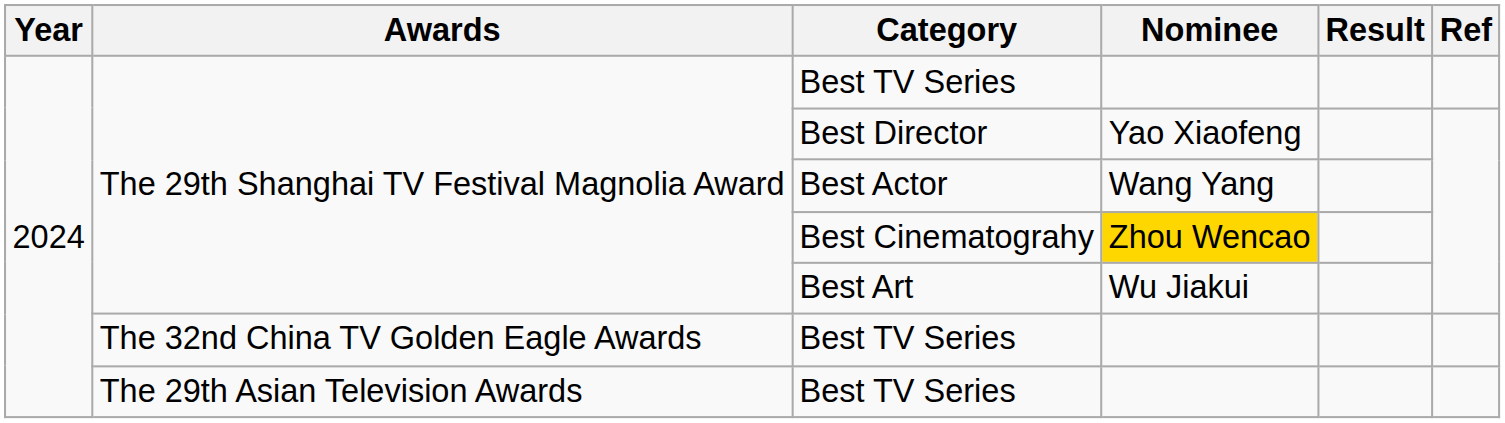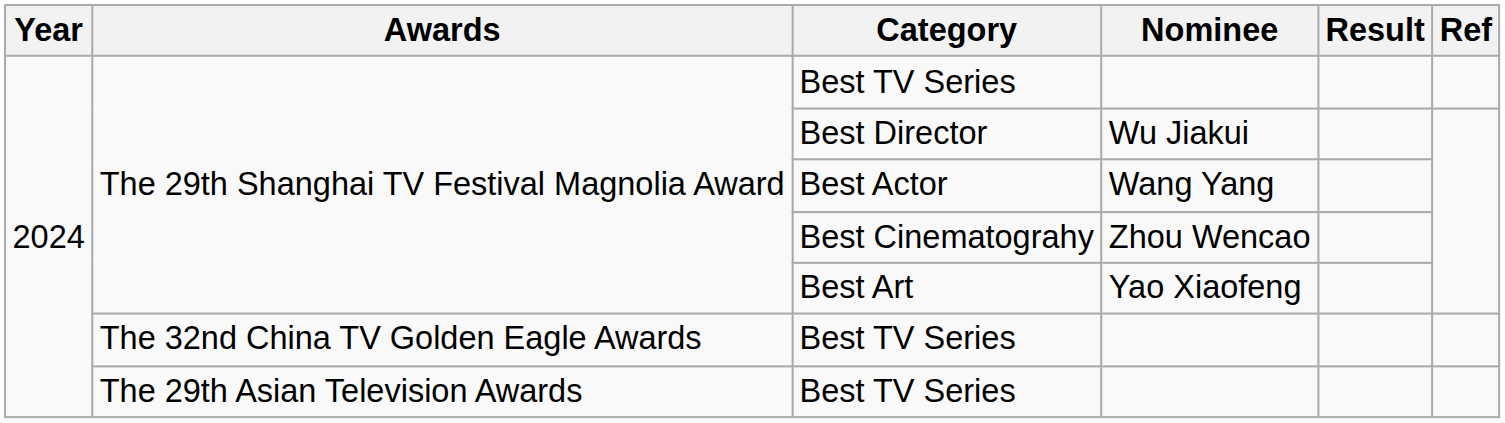(1205, 133) Yao Xiaofeng -> (1179, 133) Wu Jiakui
(1210, 236) gold background -> (1210, 236) no background
(1179, 287) Wu Jiakui -> (1205, 287) Yao Xiaofeng
